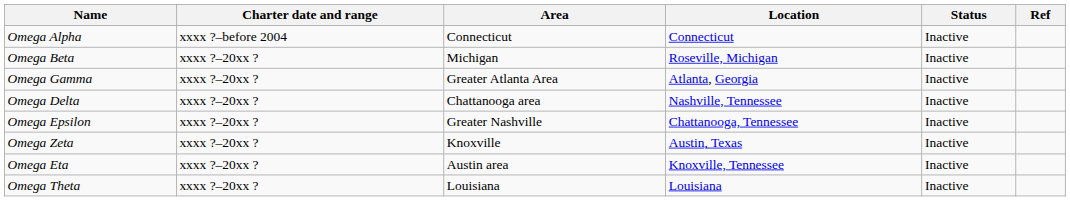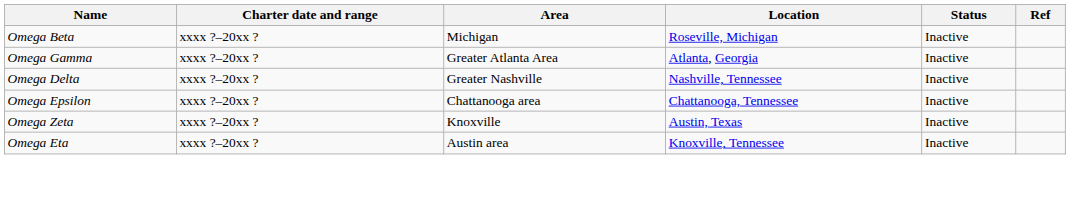- row: (45, 36)
(494, 100) Chattanooga area -> (494, 79) Greater Nashville
(494, 121) Greater Nashville -> (494, 100) Chattanooga area
- row: (44, 185)
